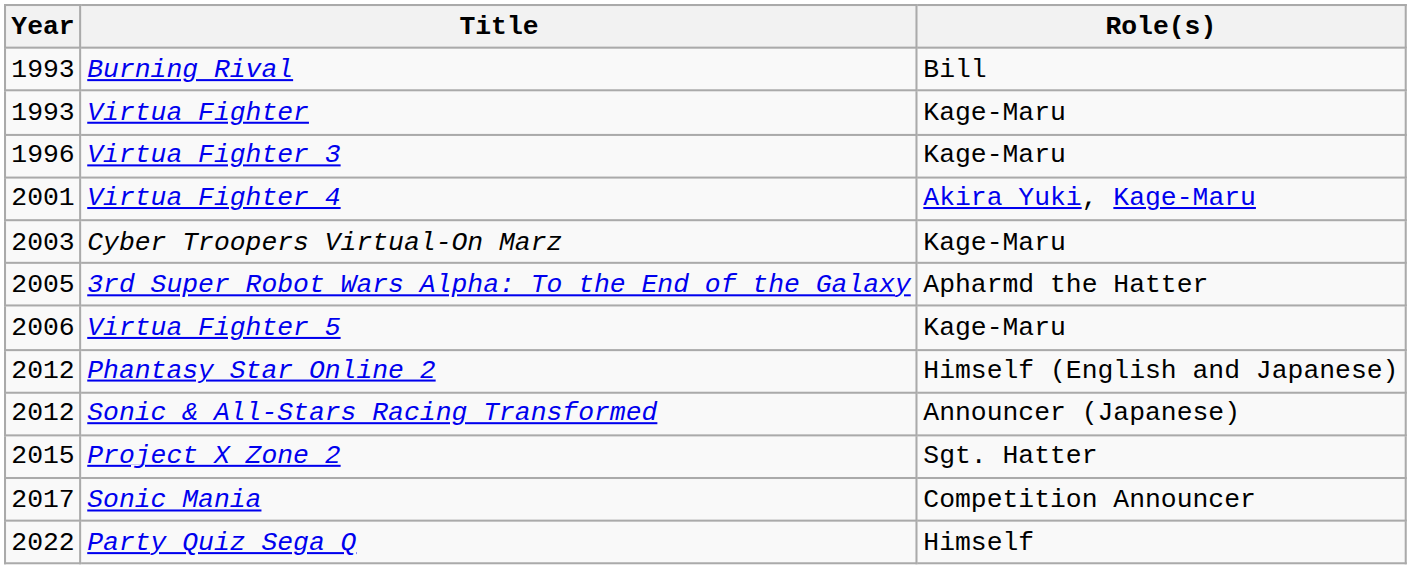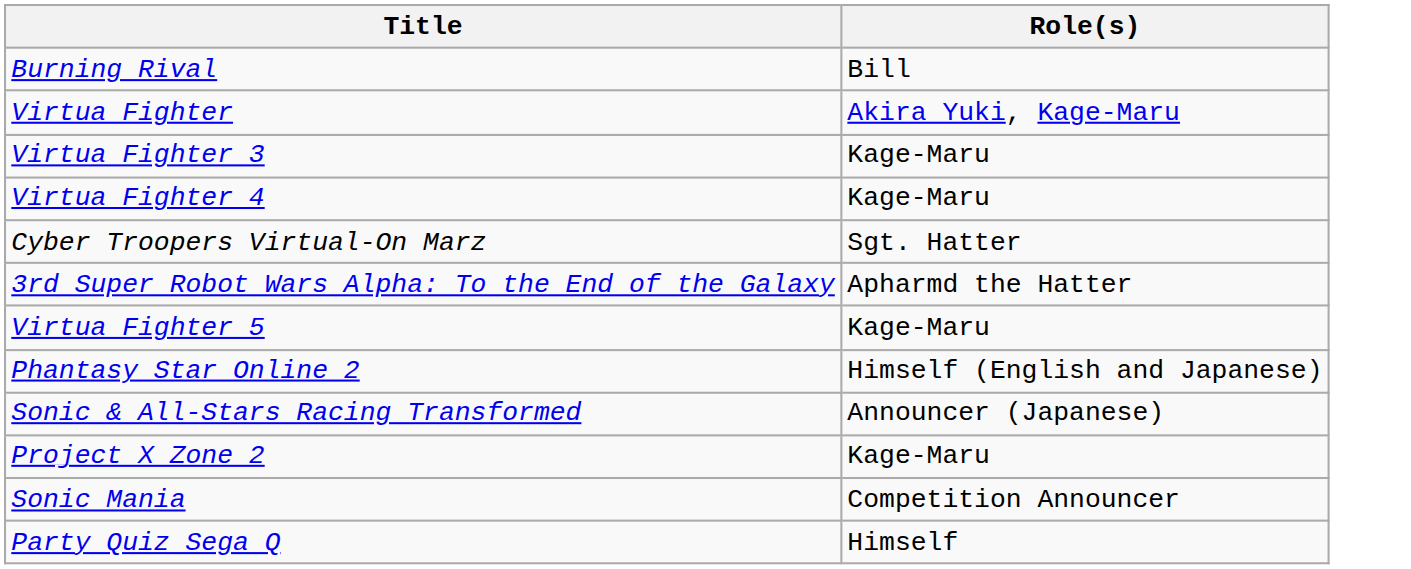- column: (43, 27)
(995, 113) Kage-Maru -> (1014, 113) Akira Yuki, Kage-Maru
(1090, 199) Akira Yuki, Kage-Maru -> (919, 199) Kage-Maru
(995, 242) Kage-Maru -> (934, 242) Sgt. Hatter
(1010, 457) Sgt. Hatter -> (919, 457) Kage-Maru
